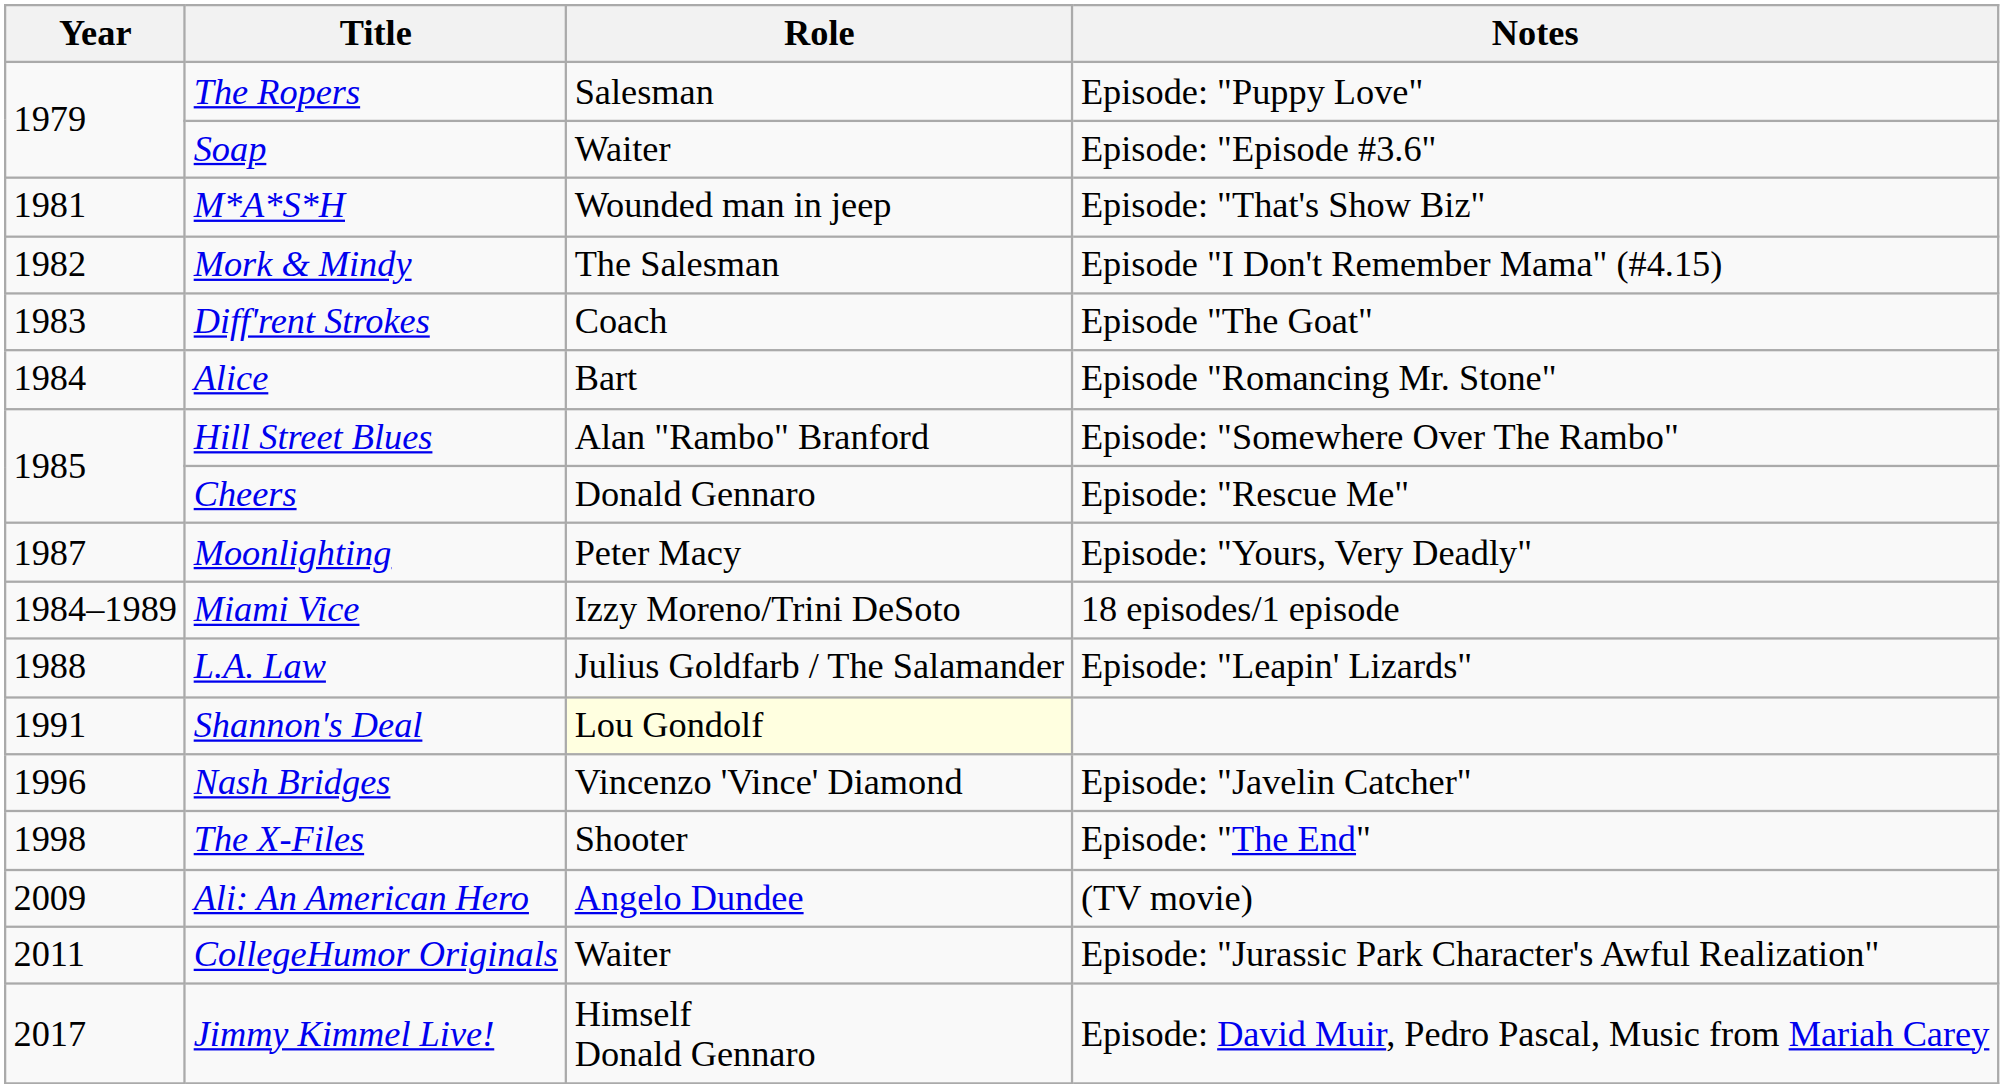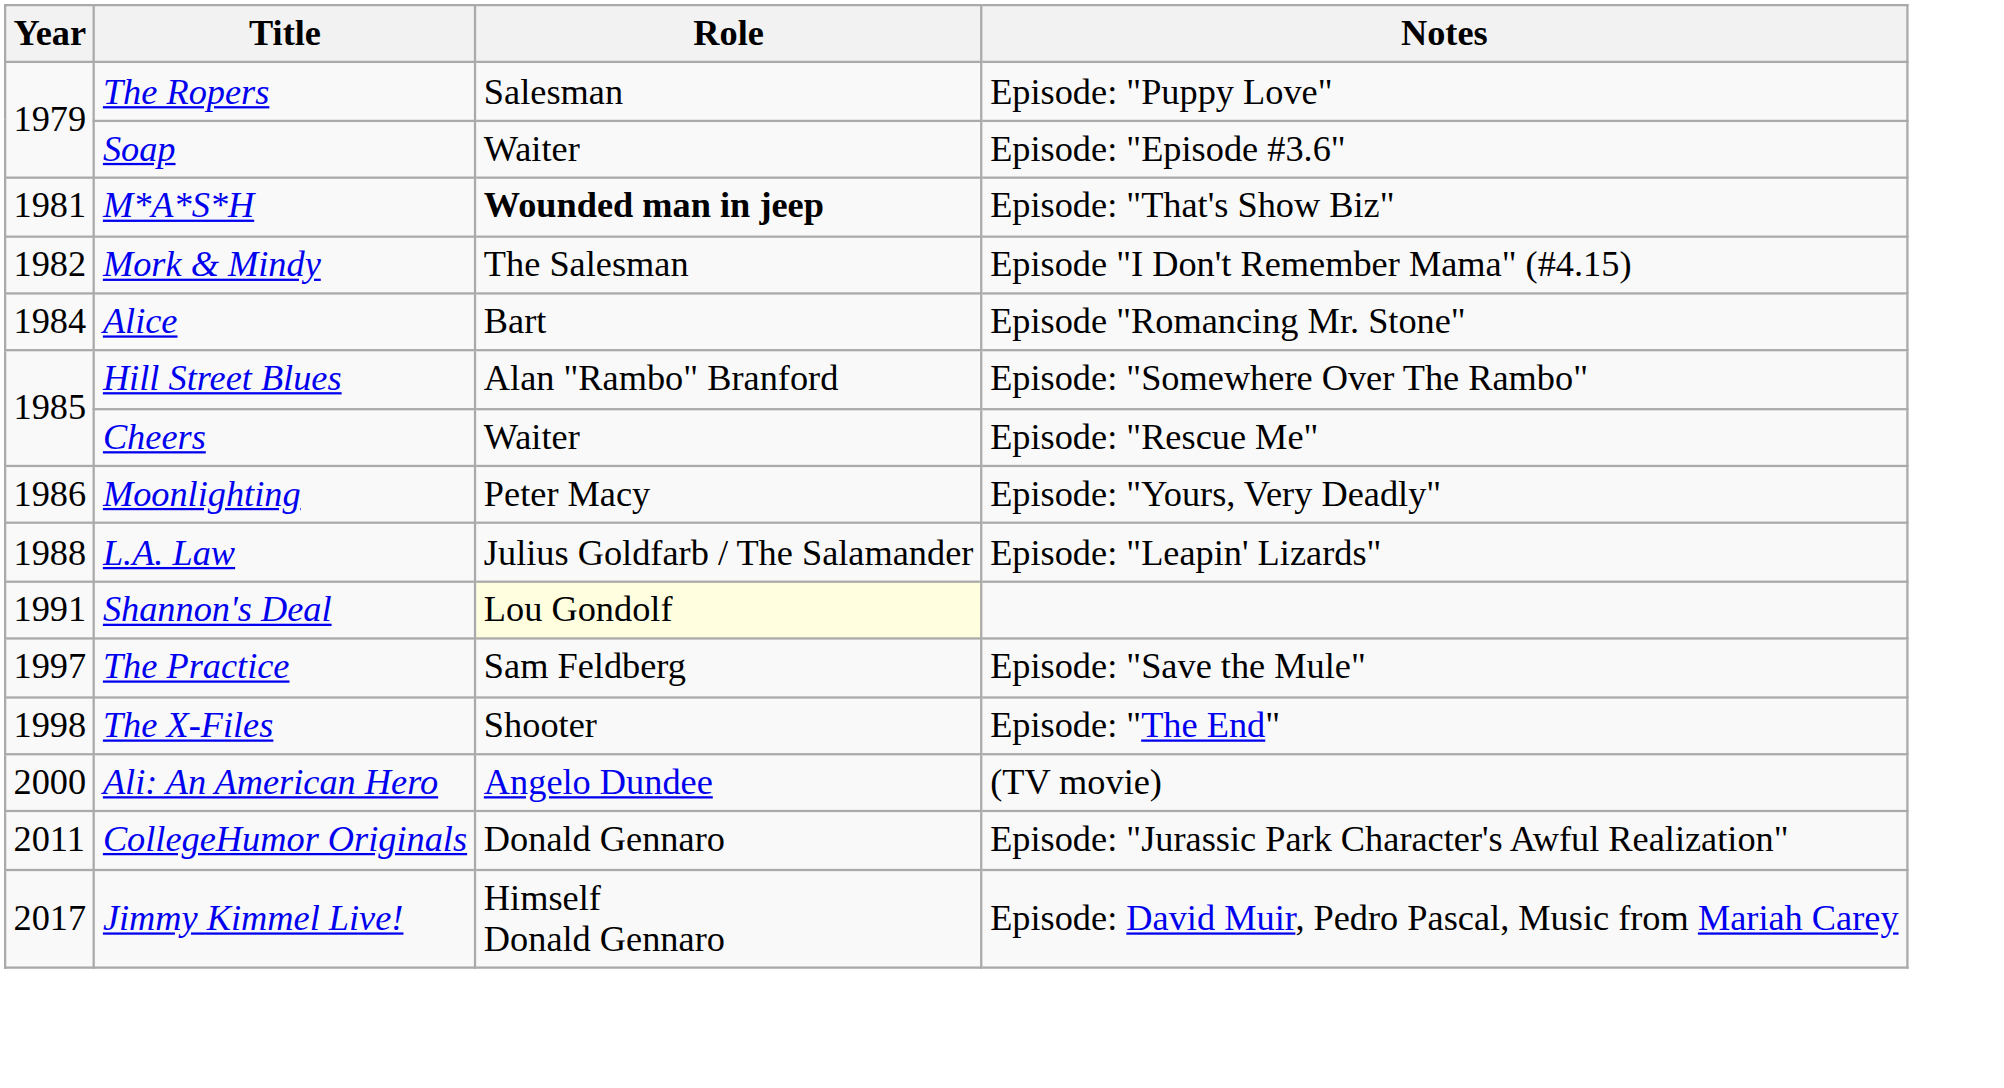(733, 206) normal -> (654, 206) bold
- row: (312, 321)
(695, 494) Donald Gennaro -> (532, 436) Waiter
(50, 551) 1987 -> (50, 494) 1986
- row: (277, 609)
- row: (292, 782)
+ row: (196, 666)
(50, 897) 2009 -> (50, 782) 2000
(623, 954) Waiter -> (604, 839) Donald Gennaro
